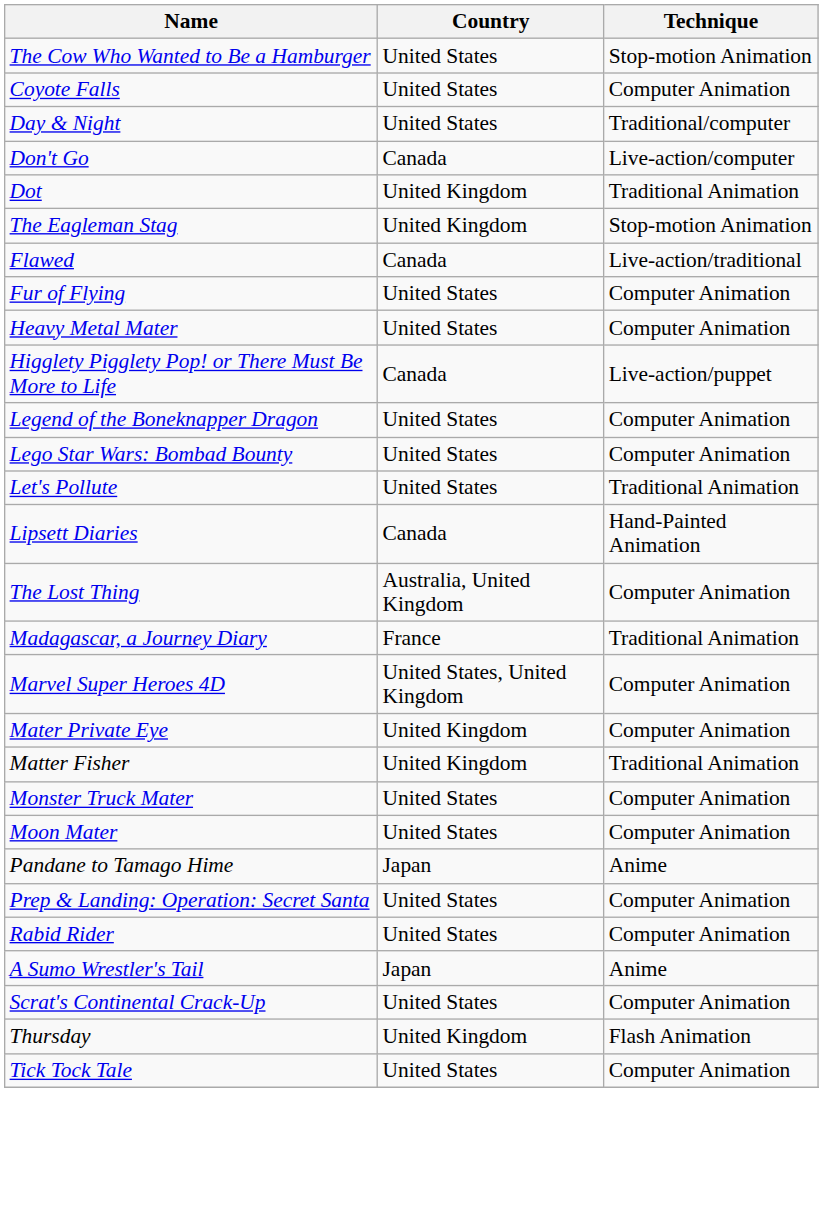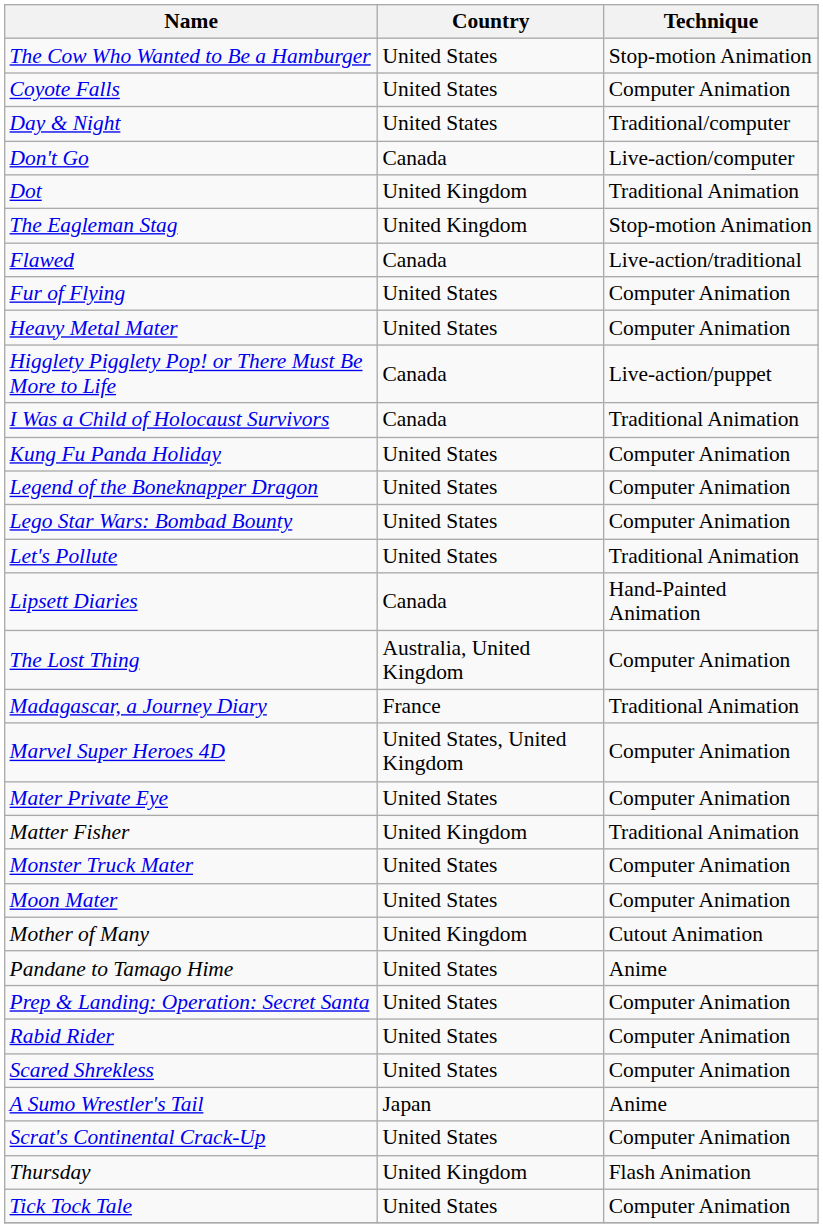+ row: (169, 419)
+ row: (115, 453)
(455, 730) United Kingdom -> (440, 798) United States
+ row: (79, 934)
(407, 866) Japan -> (440, 968) United States
+ row: (82, 1070)
